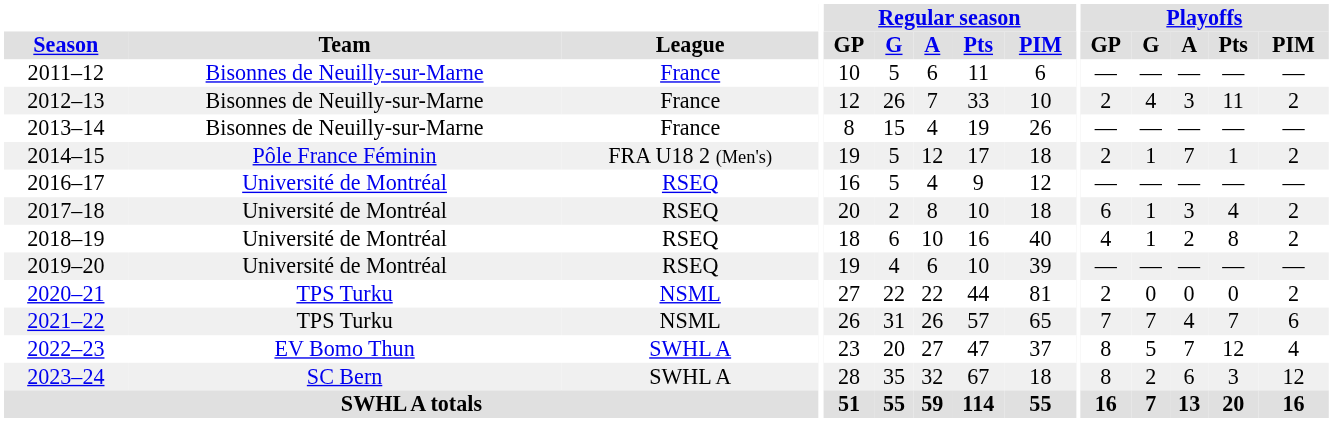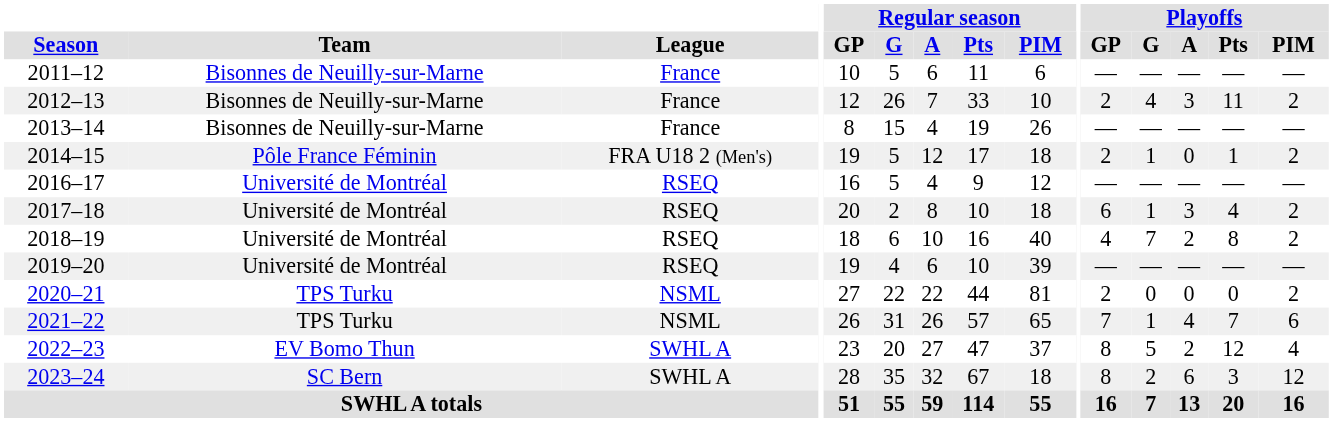(1189, 155) 7 -> (1189, 155) 0
(1151, 238) 1 -> (1151, 238) 7
(1151, 321) 7 -> (1151, 321) 1
(1189, 348) 7 -> (1189, 348) 2
